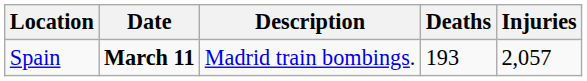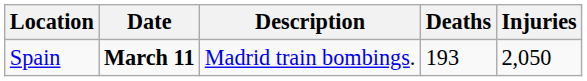(526, 57) 2,057 -> (526, 57) 2,050
